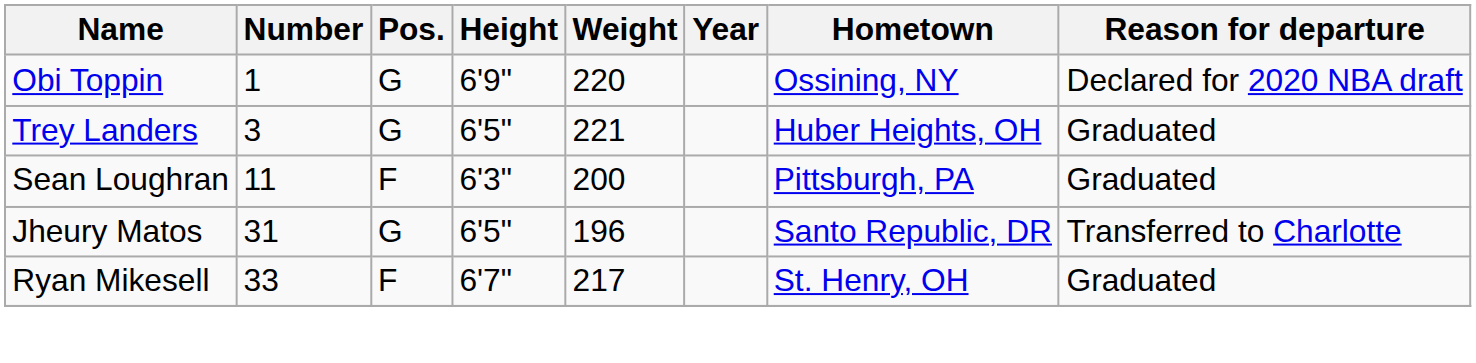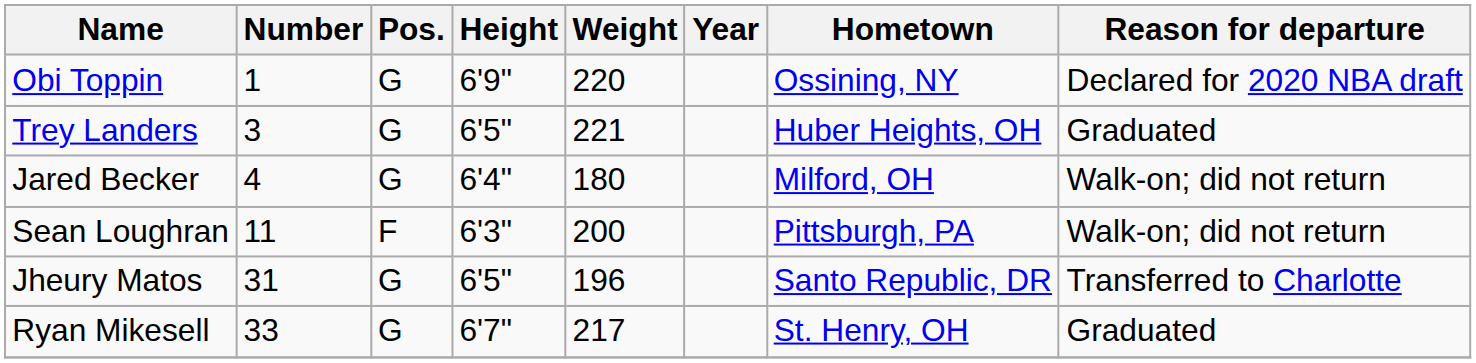+ row: (106, 180)
(1141, 180) Graduated -> (1226, 230) Walk-on; did not return
(388, 280) F -> (390, 331) G
